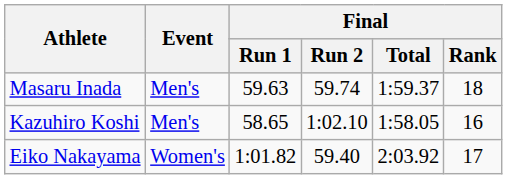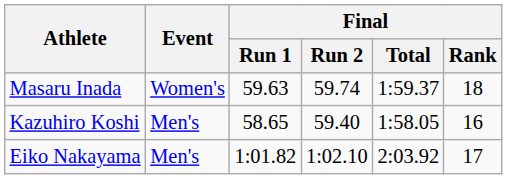(175, 89) Men's -> (188, 89) Women's
(337, 122) 1:02.10 -> (337, 122) 59.40
(188, 156) Women's -> (175, 156) Men's
(337, 156) 59.40 -> (337, 156) 1:02.10
